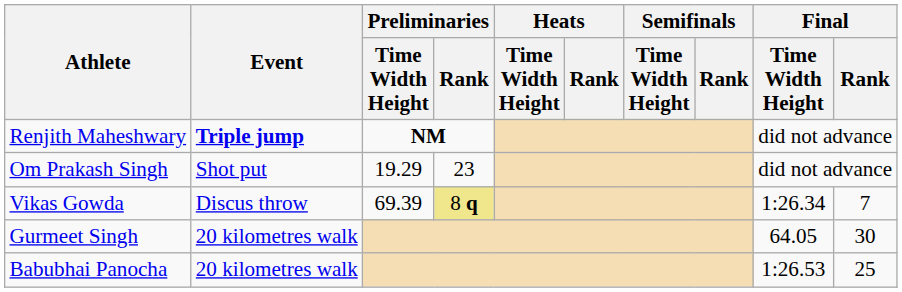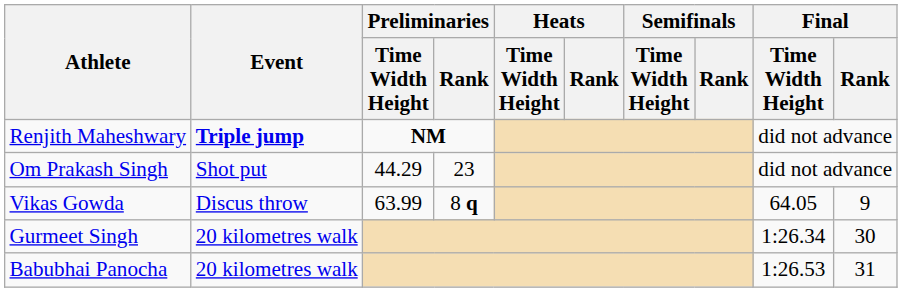(398, 169) 19.29 -> (398, 169) 44.29
(398, 202) 69.39 -> (398, 202) 63.99
(464, 202) khaki background -> (464, 202) no background
(793, 202) 1:26.34 -> (793, 202) 64.05
(865, 202) 7 -> (865, 202) 9
(793, 236) 64.05 -> (793, 236) 1:26.34
(865, 269) 25 -> (865, 269) 31
